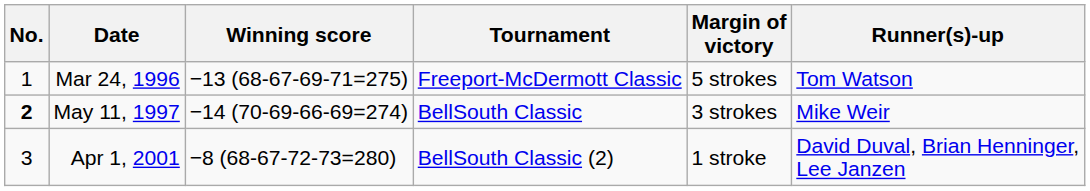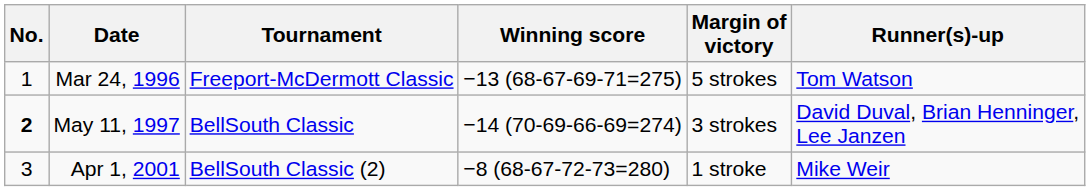columns swapped: (550, 33) <-> (299, 33)
(843, 112) Mike Weir -> (938, 124) David Duval, Brian Henninger, Lee Janzen
(938, 157) David Duval, Brian Henninger, Lee Janzen -> (843, 169) Mike Weir
